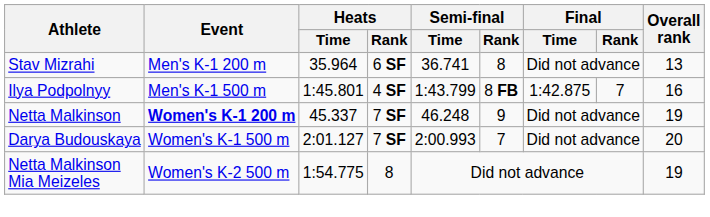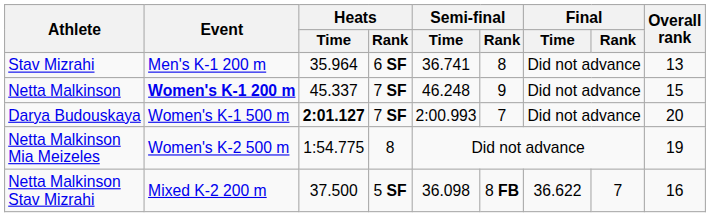- row: (59, 90)
(674, 115) 19 -> (675, 90) 15
(333, 140) normal -> (334, 115) bold
+ row: (64, 191)
